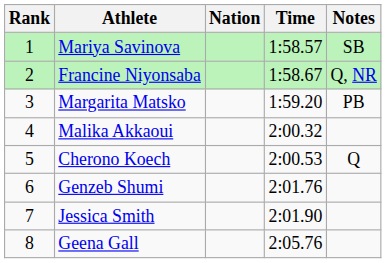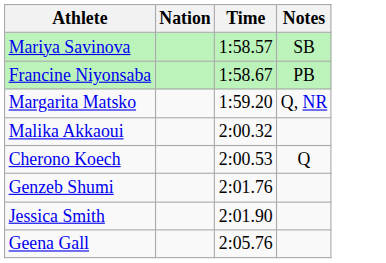- column: (29, 18)
(354, 74) Q, NR -> (304, 74) PB
(354, 103) PB -> (304, 103) Q, NR
